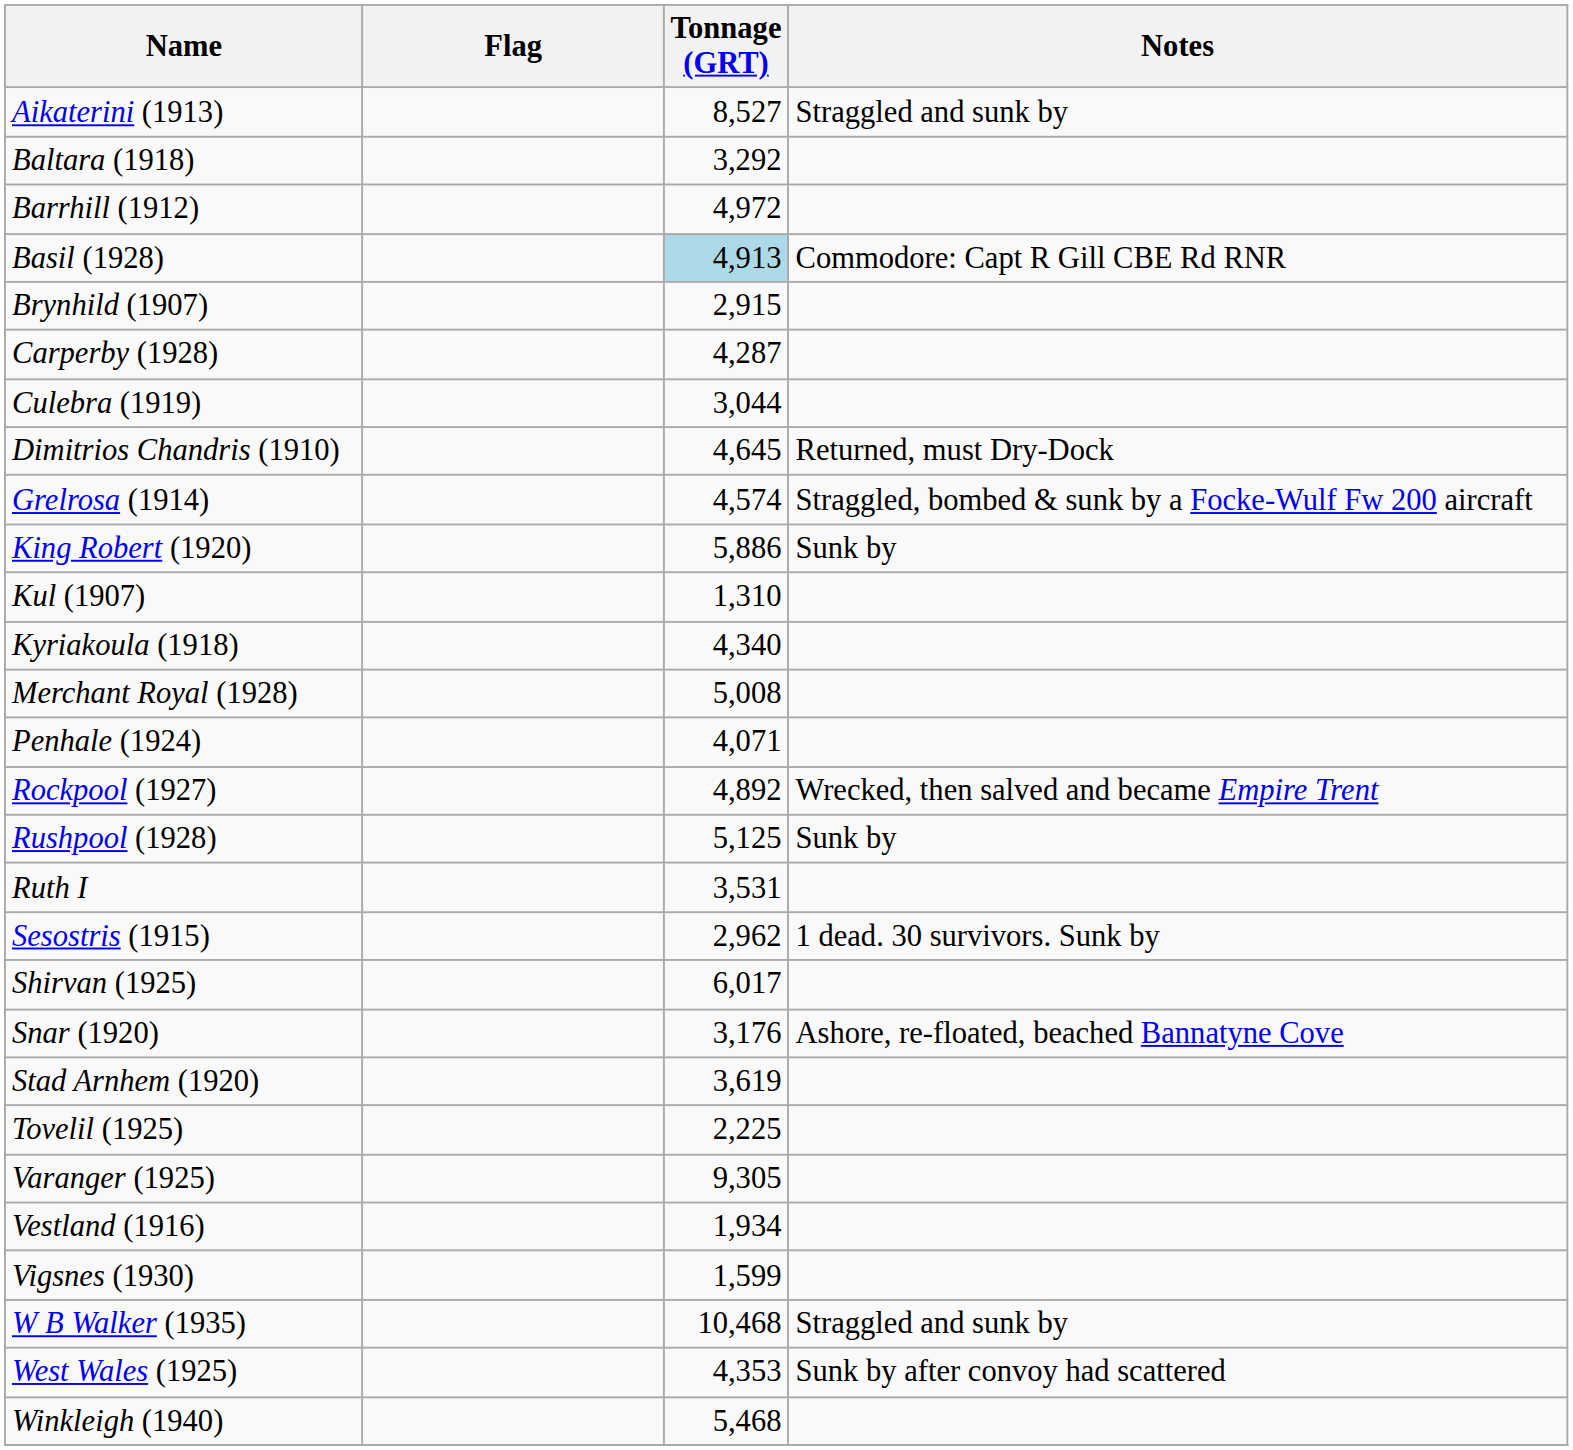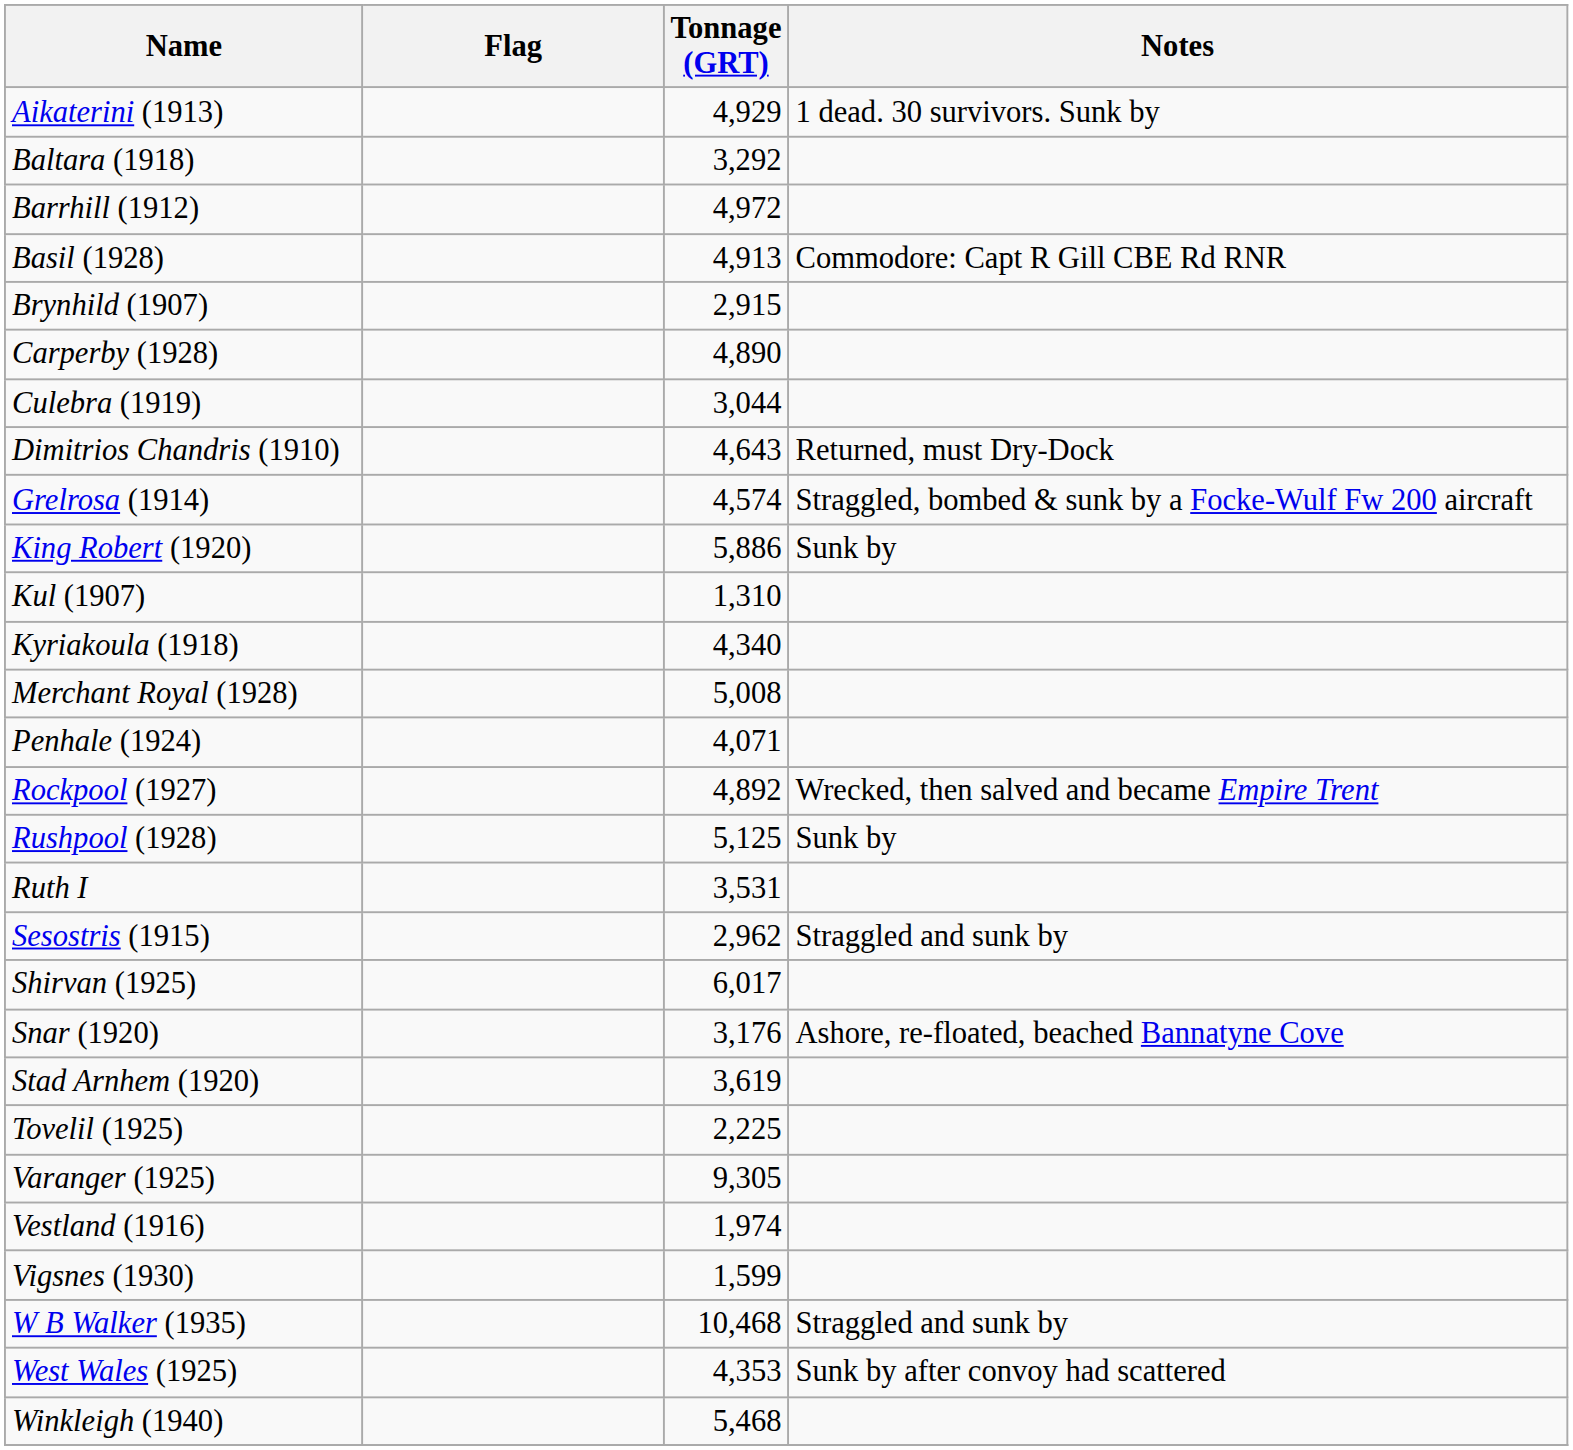(747, 111) 8,527 -> (747, 111) 4,929
(932, 111) Straggled and sunk by -> (978, 111) 1 dead. 30 survivors. Sunk by
(747, 256) lightblue background -> (747, 256) no background
(747, 353) 4,287 -> (747, 353) 4,890
(747, 450) 4,645 -> (747, 450) 4,643
(978, 935) 1 dead. 30 survivors. Sunk by -> (932, 935) Straggled and sunk by
(747, 1226) 1,934 -> (747, 1226) 1,974
